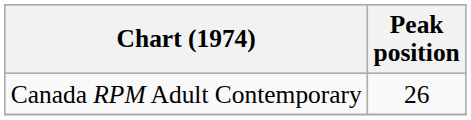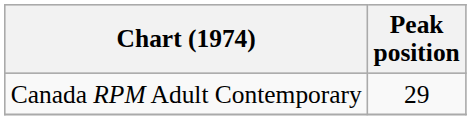(417, 93) 26 -> (417, 93) 29
